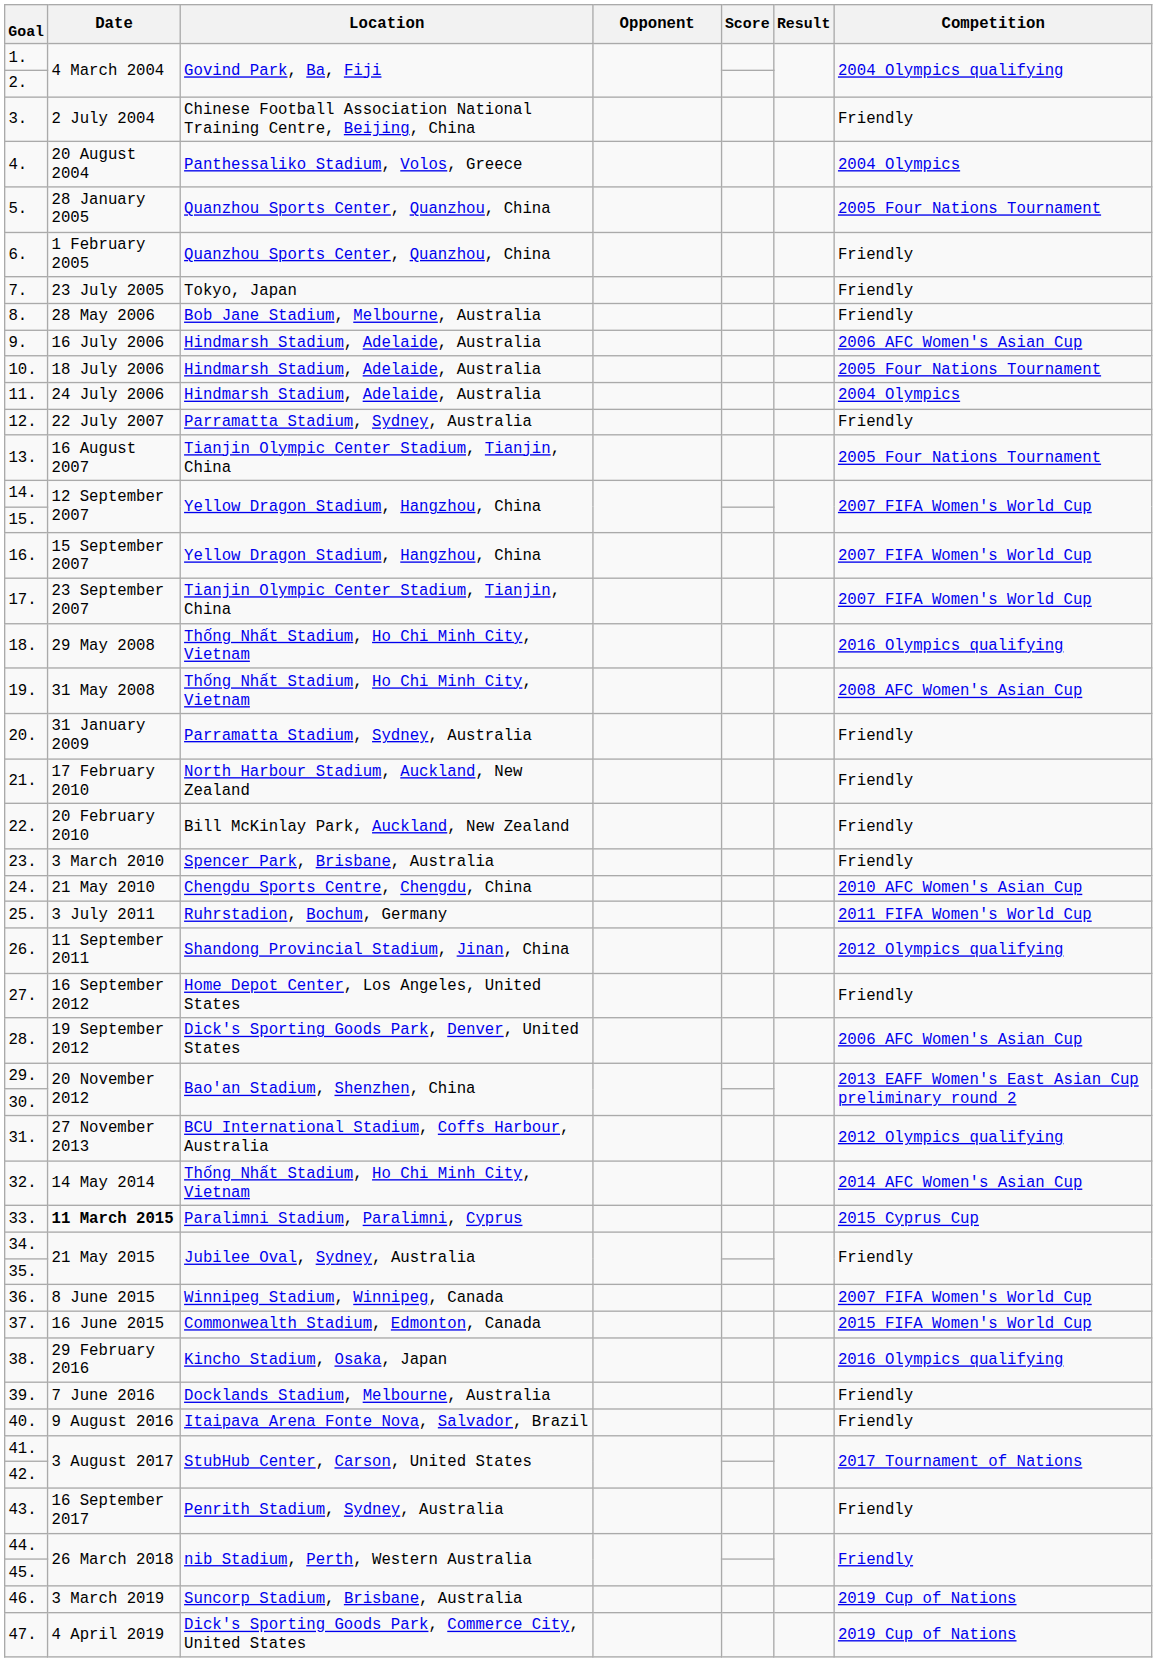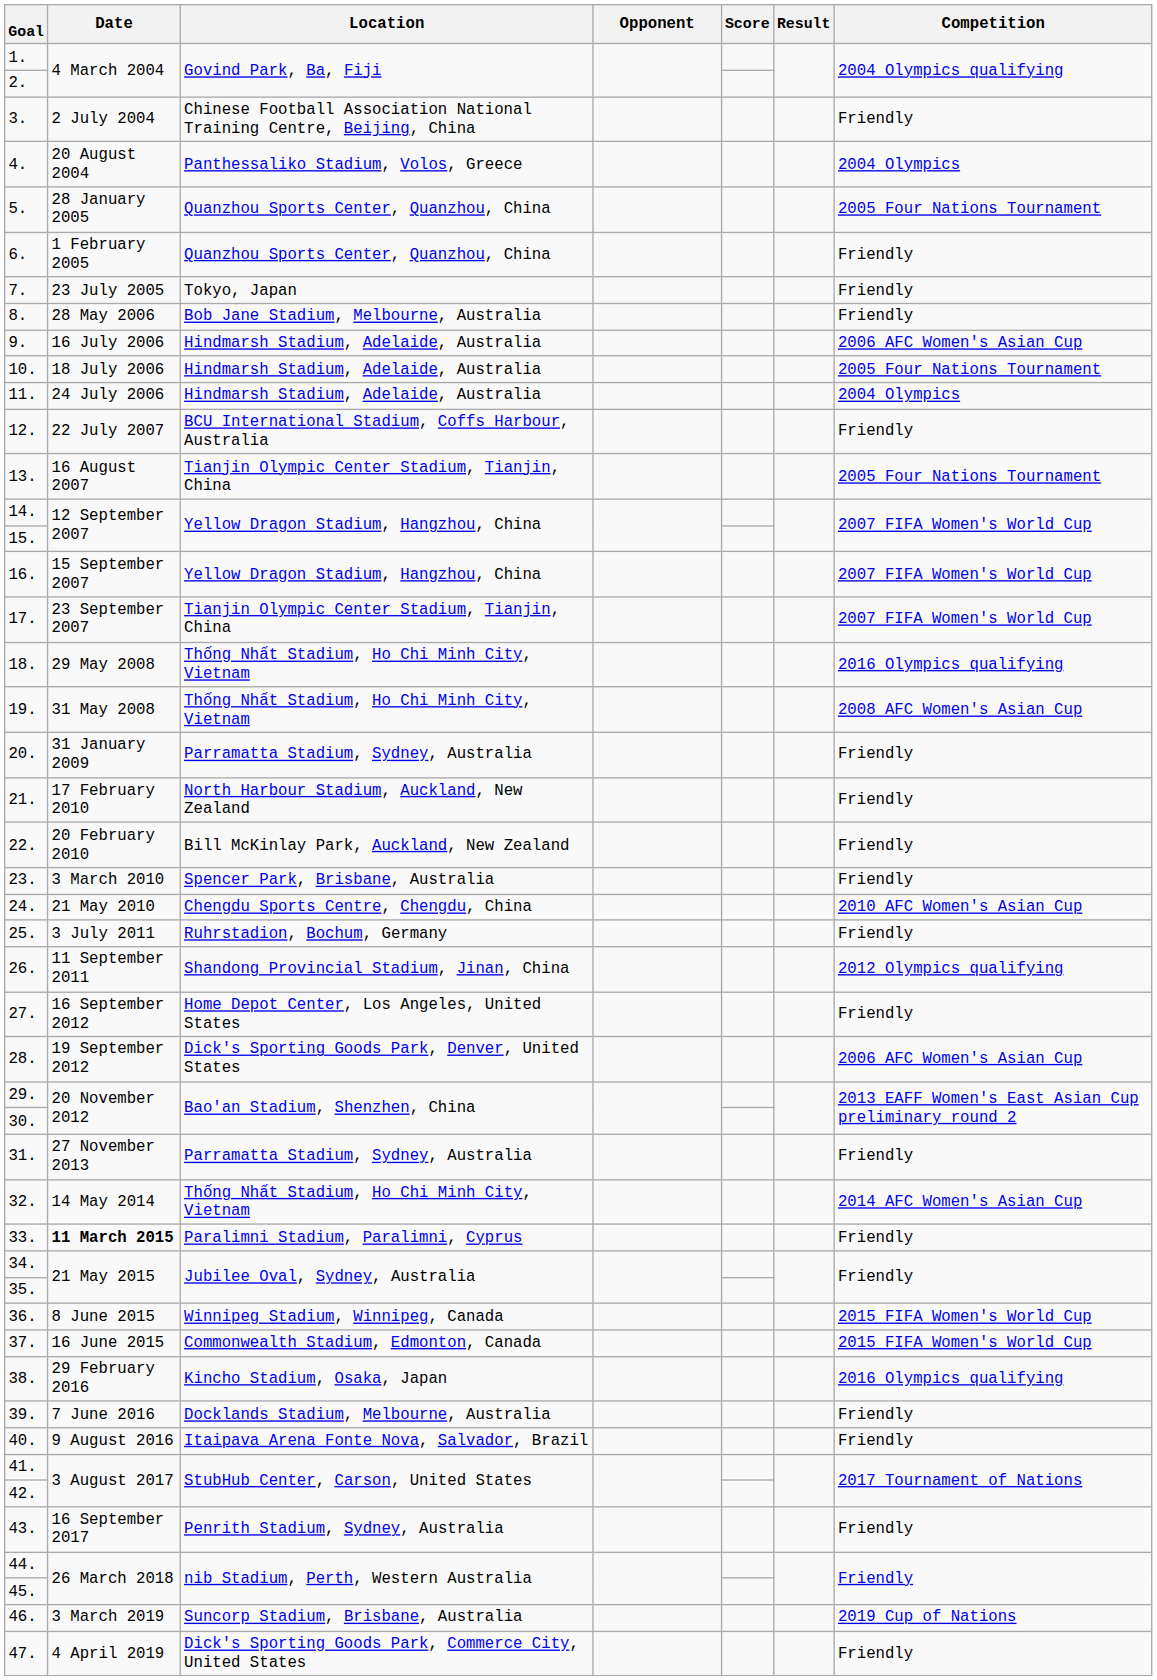(358, 422) Parramatta Stadium, Sydney, Australia -> (377, 431) BCU International Stadium, Coffs Harbour, Australia
(965, 914) 2011 FIFA Women's World Cup -> (876, 933) Friendly
(377, 1138) BCU International Stadium, Coffs Harbour, Australia -> (358, 1157) Parramatta Stadium, Sydney, Australia
(951, 1138) 2012 Olympics qualifying -> (876, 1157) Friendly
(908, 1219) 2015 Cyprus Cup -> (876, 1238) Friendly
(965, 1298) 2007 FIFA Women's World Cup -> (965, 1317) 2015 FIFA Women's World Cup
(927, 1634) 2019 Cup of Nations -> (876, 1653) Friendly
